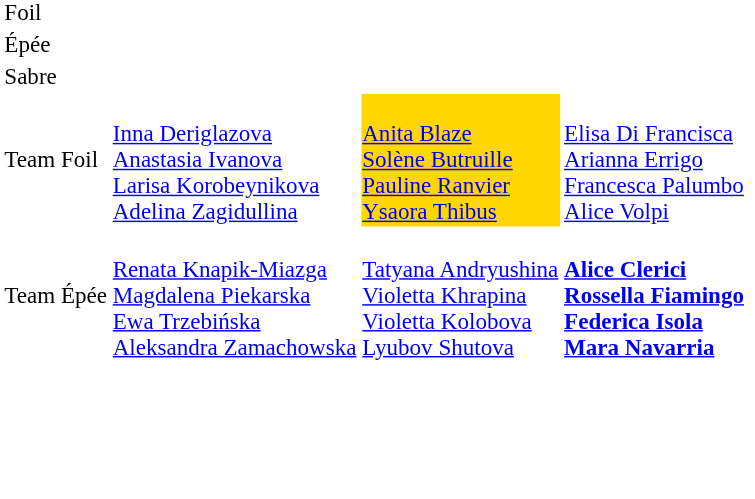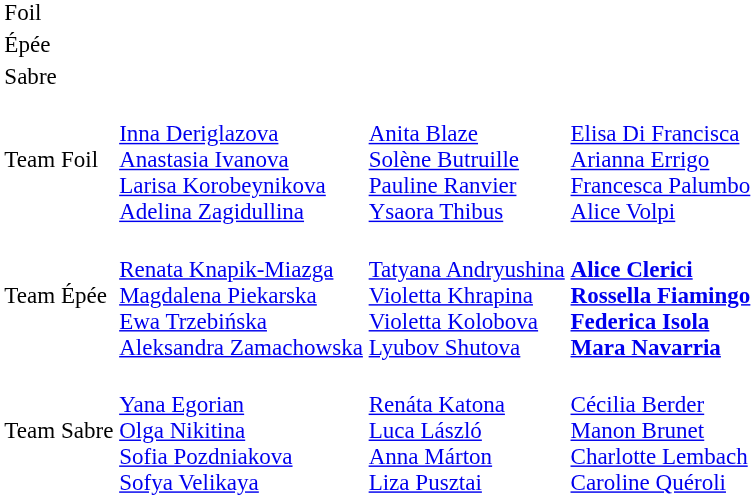(437, 172) gold background -> (444, 172) no background
+ row: (59, 430)
